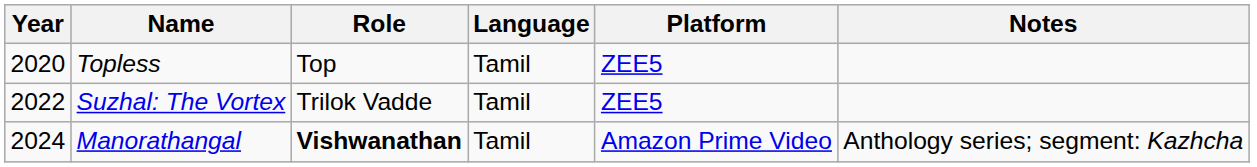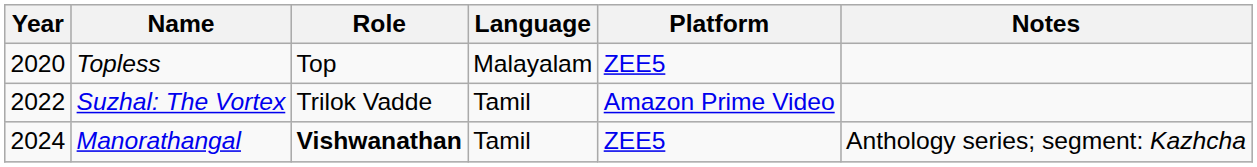(502, 63) Tamil -> (533, 63) Malayalam
(632, 102) ZEE5 -> (719, 102) Amazon Prime Video
(716, 141) Amazon Prime Video -> (635, 141) ZEE5
